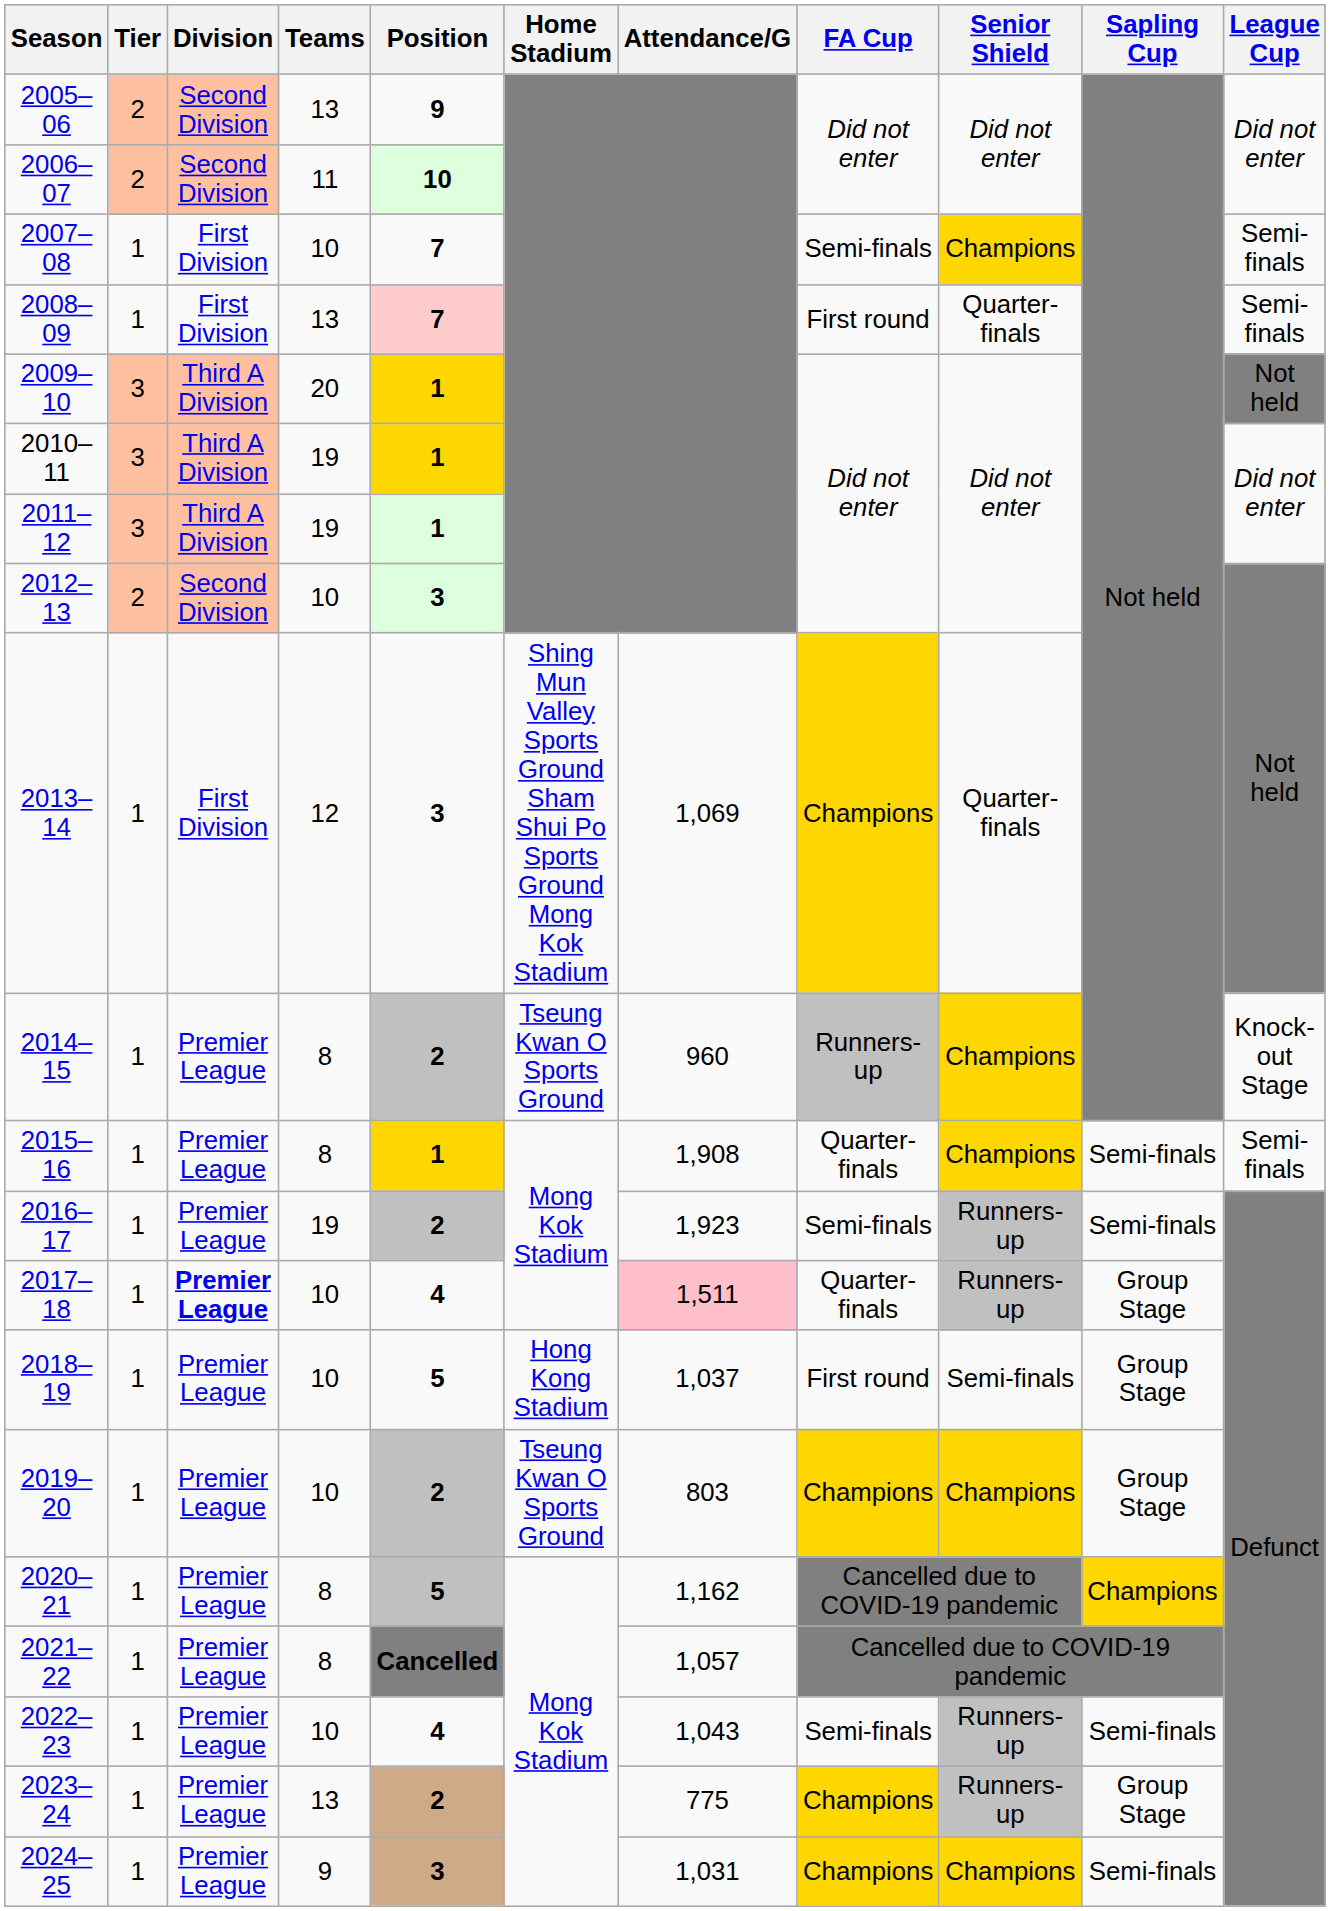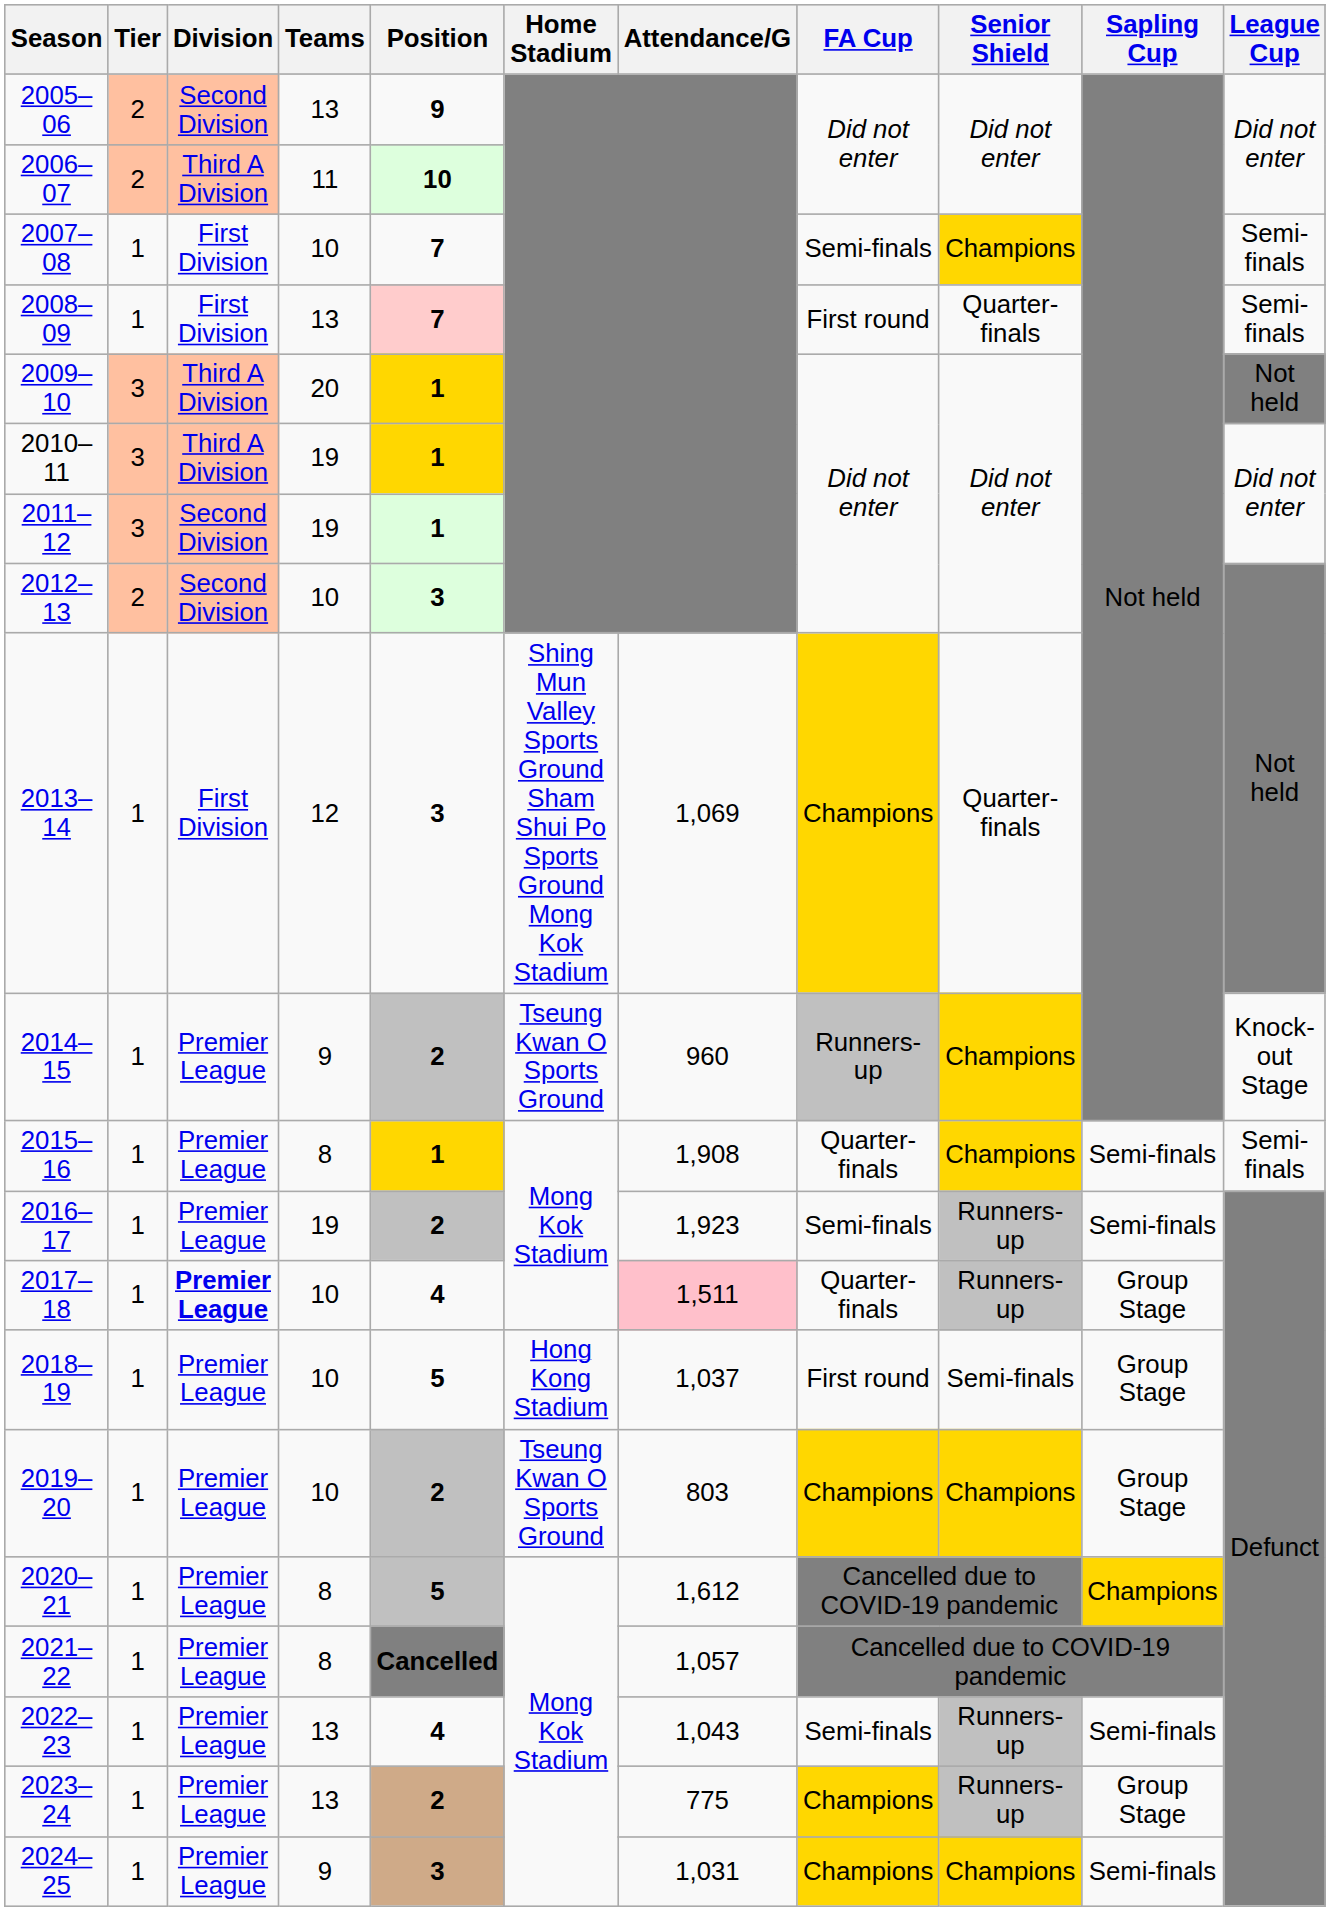(223, 179) Second Division -> (223, 179) Third A Division
(223, 528) Third A Division -> (223, 528) Second Division
(325, 1056) 8 -> (325, 1056) 9
(707, 1591) 1,162 -> (707, 1591) 1,612
(325, 1731) 10 -> (325, 1731) 13
